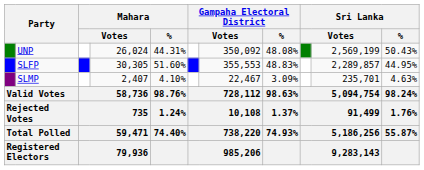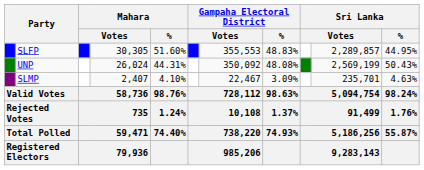rows swapped: (28, 65) <-> (25, 51)
